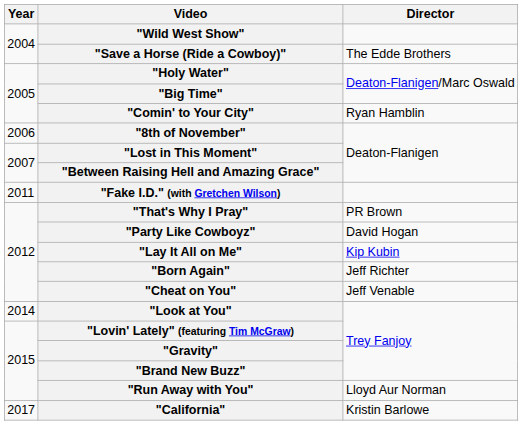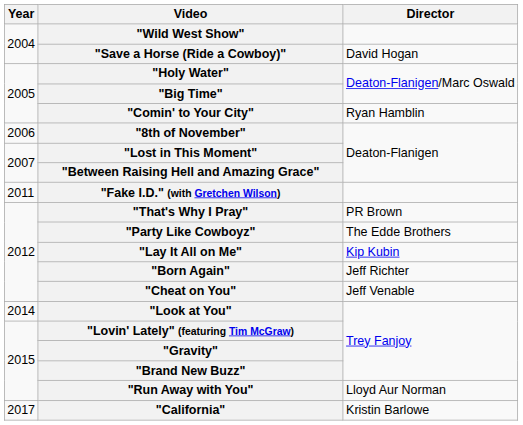(398, 53) The Edde Brothers -> (382, 53) David Hogan
(382, 232) David Hogan -> (398, 232) The Edde Brothers
